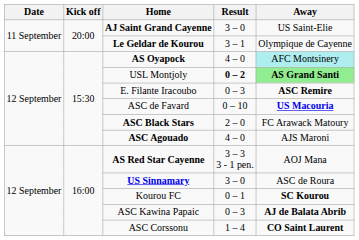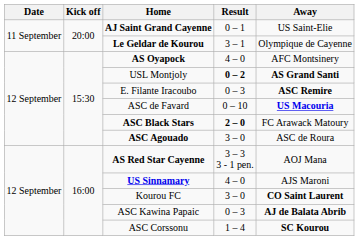(235, 28) 3 – 0 -> (235, 28) 0 – 1
(305, 59) paleturquoise background -> (305, 59) no background
(305, 75) lightgreen background -> (305, 75) no background
(235, 122) normal -> (235, 122) bold
(235, 138) 4 – 0 -> (235, 138) 3 – 0
(305, 138) AJS Maroni -> (305, 138) ASC de Roura
(235, 180) 3 – 0 -> (235, 180) 4 – 0
(305, 180) ASC de Roura -> (305, 180) AJS Maroni
(235, 196) 0 – 1 -> (235, 196) 3 – 0
(305, 196) SC Kourou -> (305, 196) CO Saint Laurent
(305, 228) CO Saint Laurent -> (305, 228) SC Kourou
